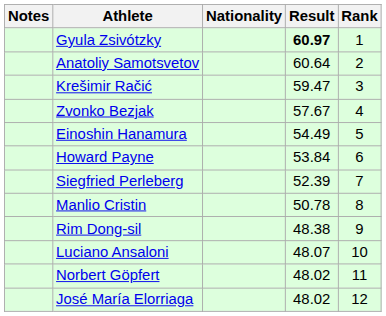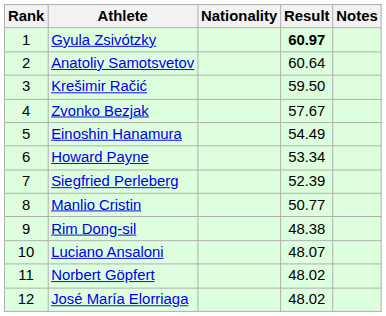columns swapped: (360, 16) <-> (29, 16)
(312, 87) 59.47 -> (307, 87) 59.50
(312, 157) 53.84 -> (307, 157) 53.34
(312, 205) 50.78 -> (307, 205) 50.77
